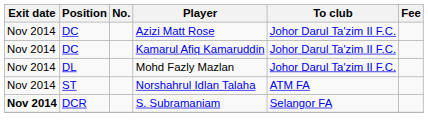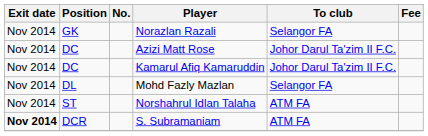+ row: (176, 31)
(333, 67) Johor Darul Ta'zim II F.C. -> (301, 85) Selangor FA
(301, 103) Selangor FA -> (290, 121) ATM FA
